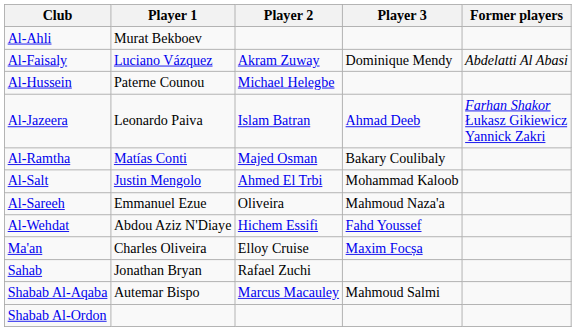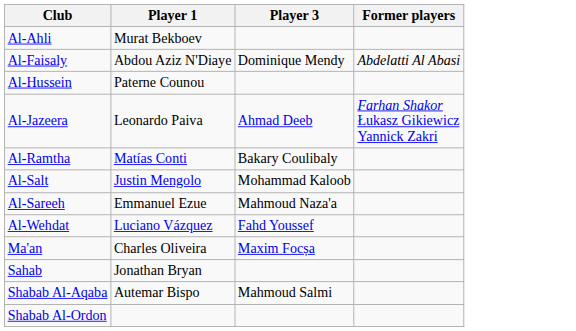- column: (288, 15)
(163, 60) Luciano Vázquez -> (173, 60) Abdou Aziz N'Diaye
(173, 225) Abdou Aziz N'Diaye -> (163, 225) Luciano Vázquez
